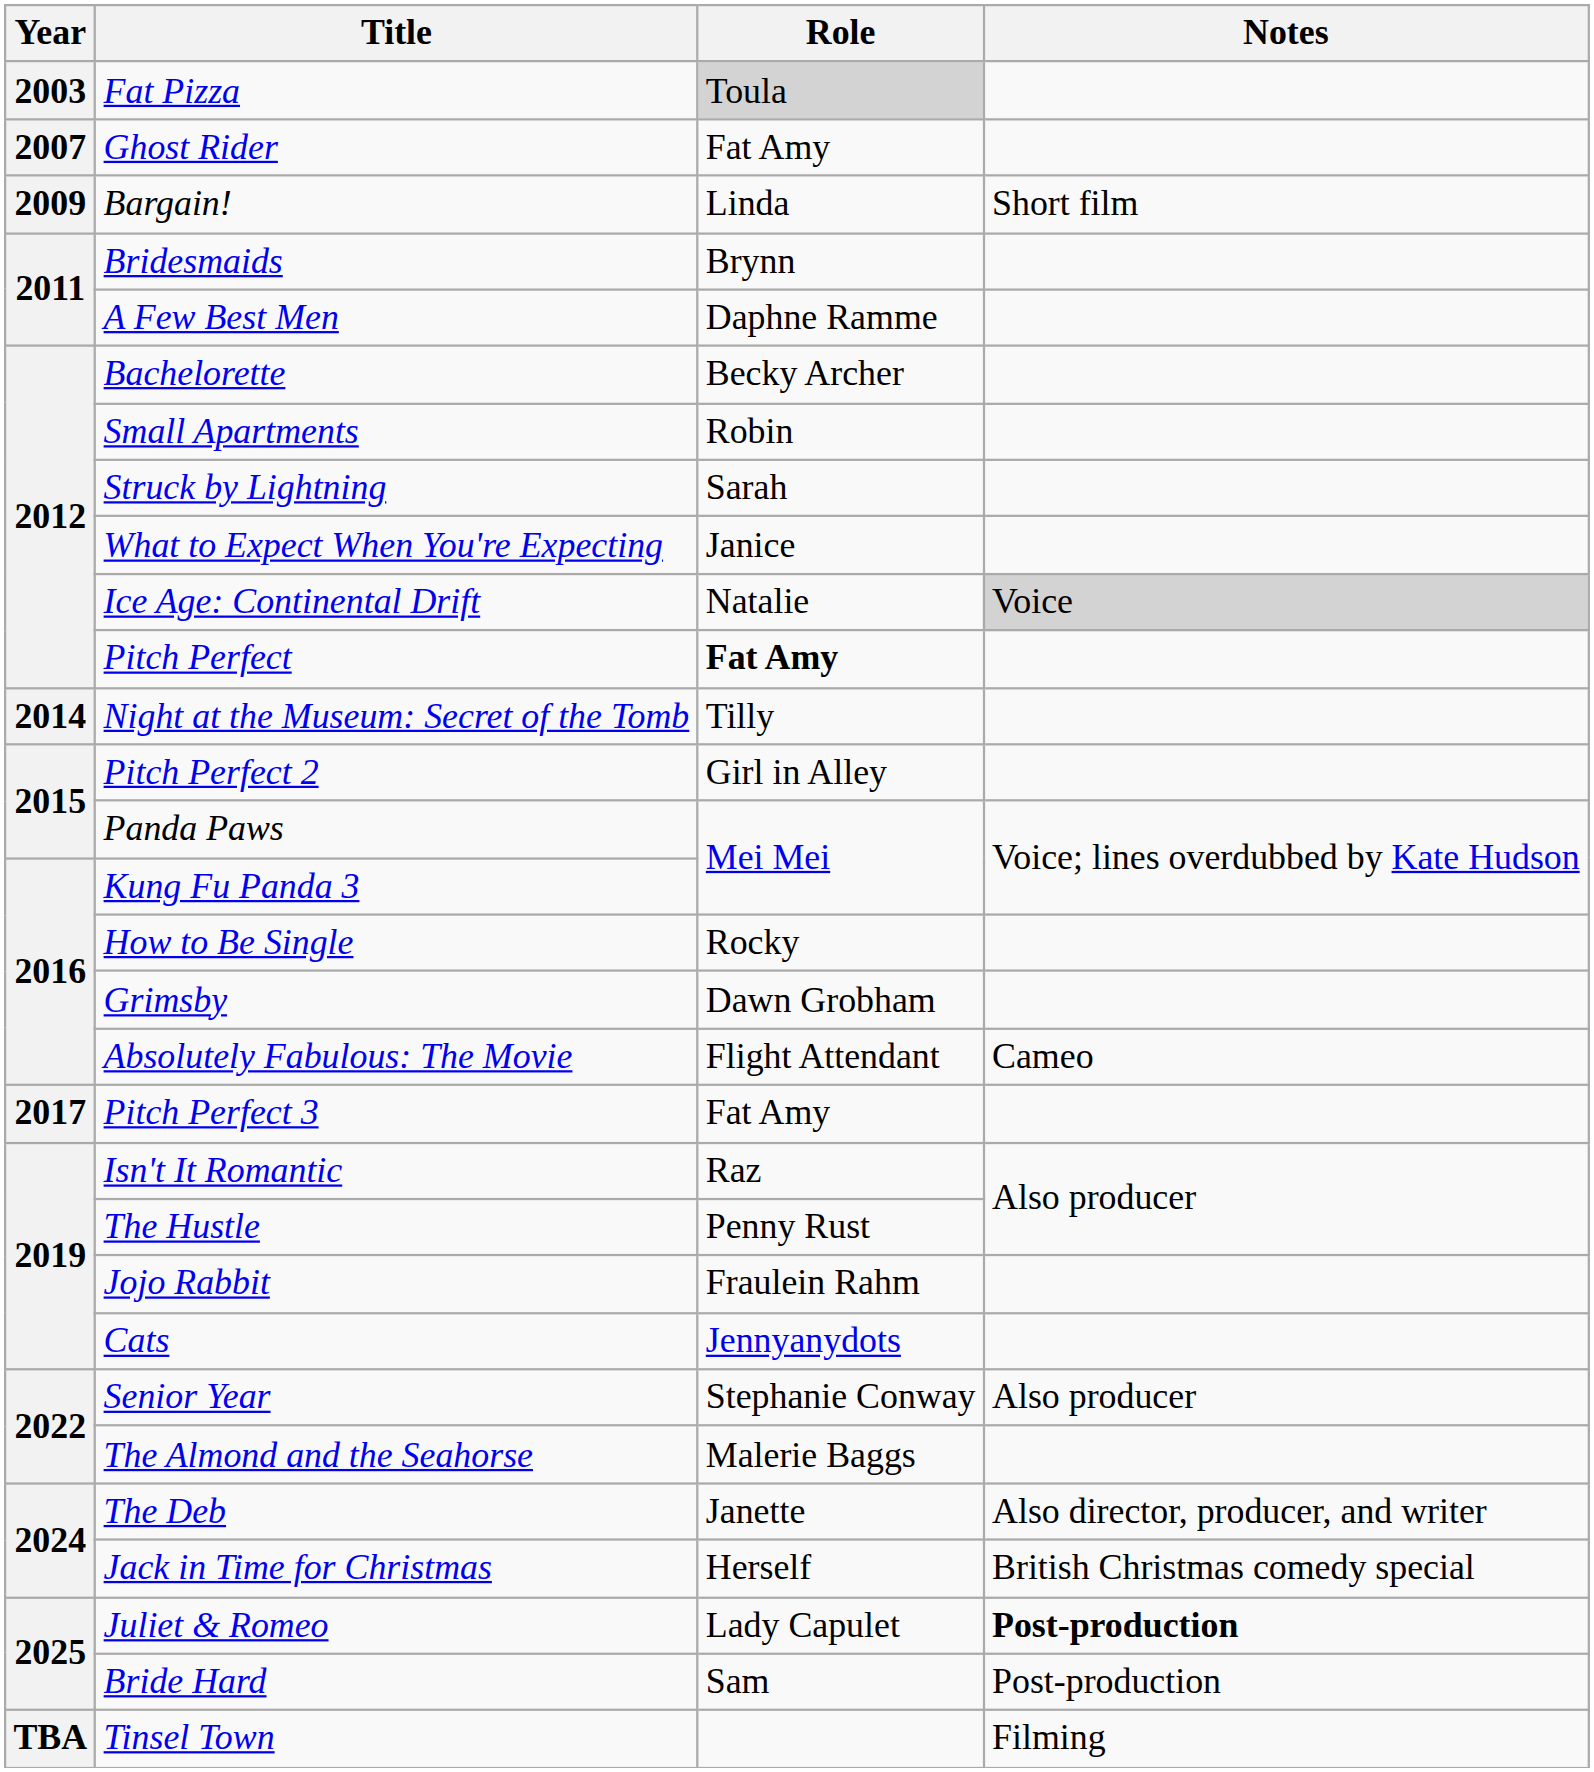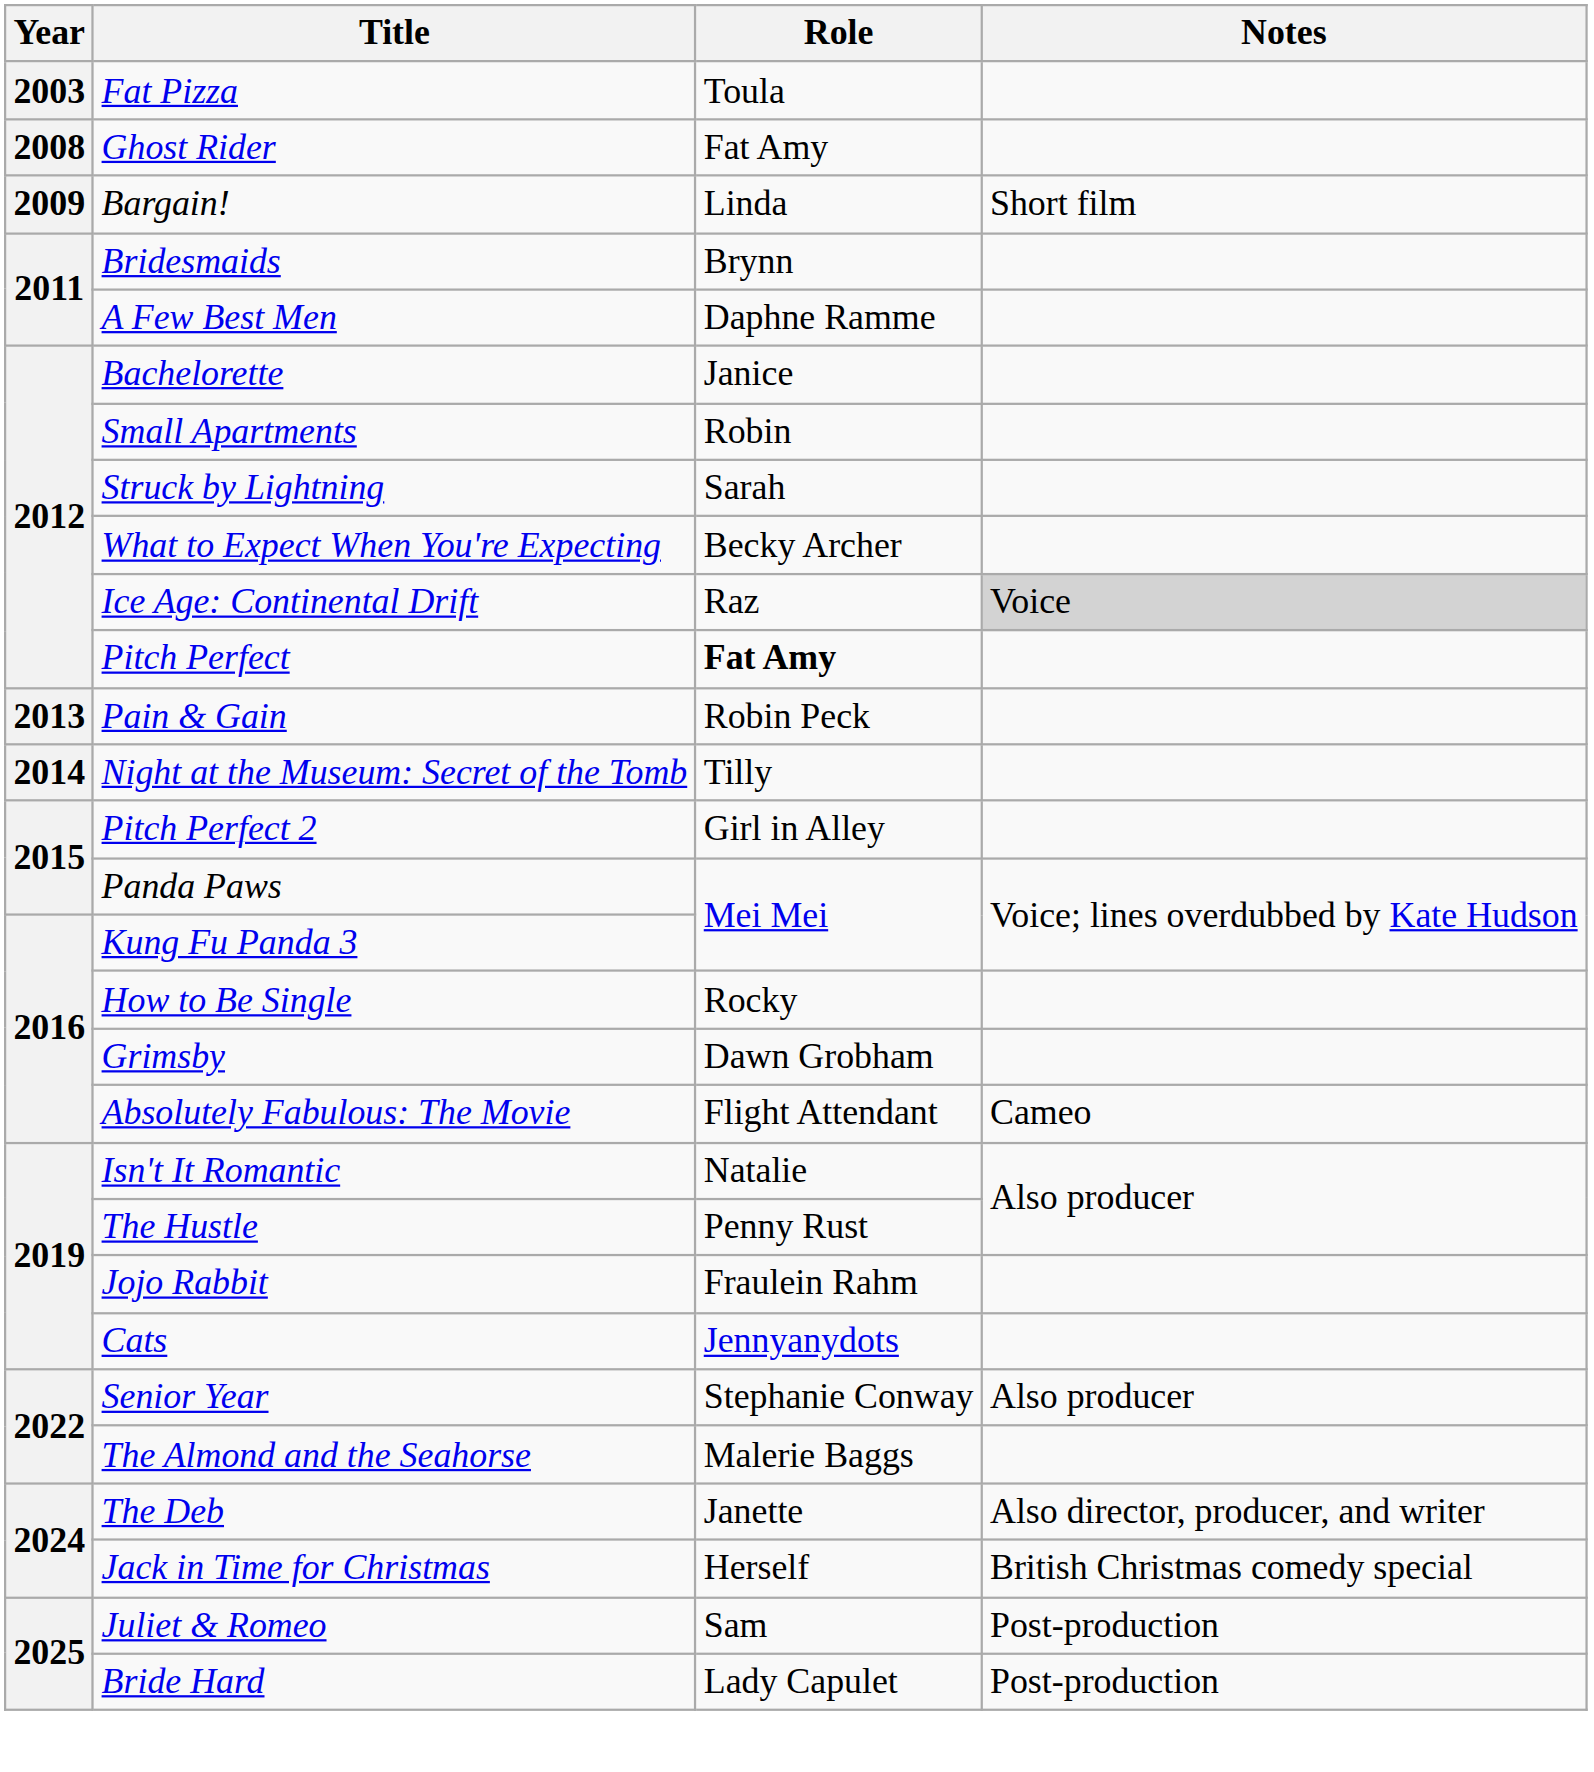(746, 89) lightgrey background -> (744, 89) no background
(50, 146) 2007 -> (49, 146) 2008
(805, 373) Becky Archer -> (749, 373) Janice
(751, 544) Janice -> (803, 544) Becky Archer
(758, 601) Natalie -> (732, 601) Raz
+ row: (194, 715)
- row: (211, 1112)
(734, 1169) Raz -> (756, 1169) Natalie
(803, 1624) Lady Capulet -> (736, 1624) Sam
(1115, 1624) bold -> (1105, 1624) normal
(738, 1681) Sam -> (801, 1681) Lady Capulet
- row: (189, 1738)
